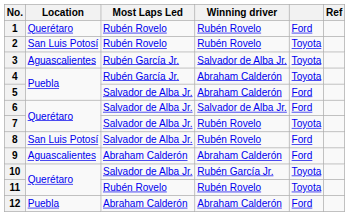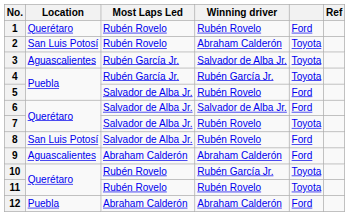(229, 45) Rubén Rovelo -> (240, 45) Abraham Calderón
(240, 76) Abraham Calderón -> (235, 76) Rubén García Jr.
(240, 92) Abraham Calderón -> (229, 92) Rubén Rovelo
(148, 172) Salvador de Alba Jr. -> (135, 172) Rubén Rovelo
